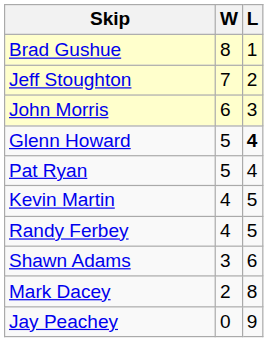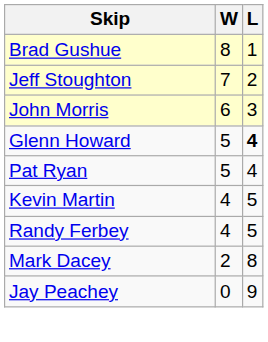- row: (70, 261)
